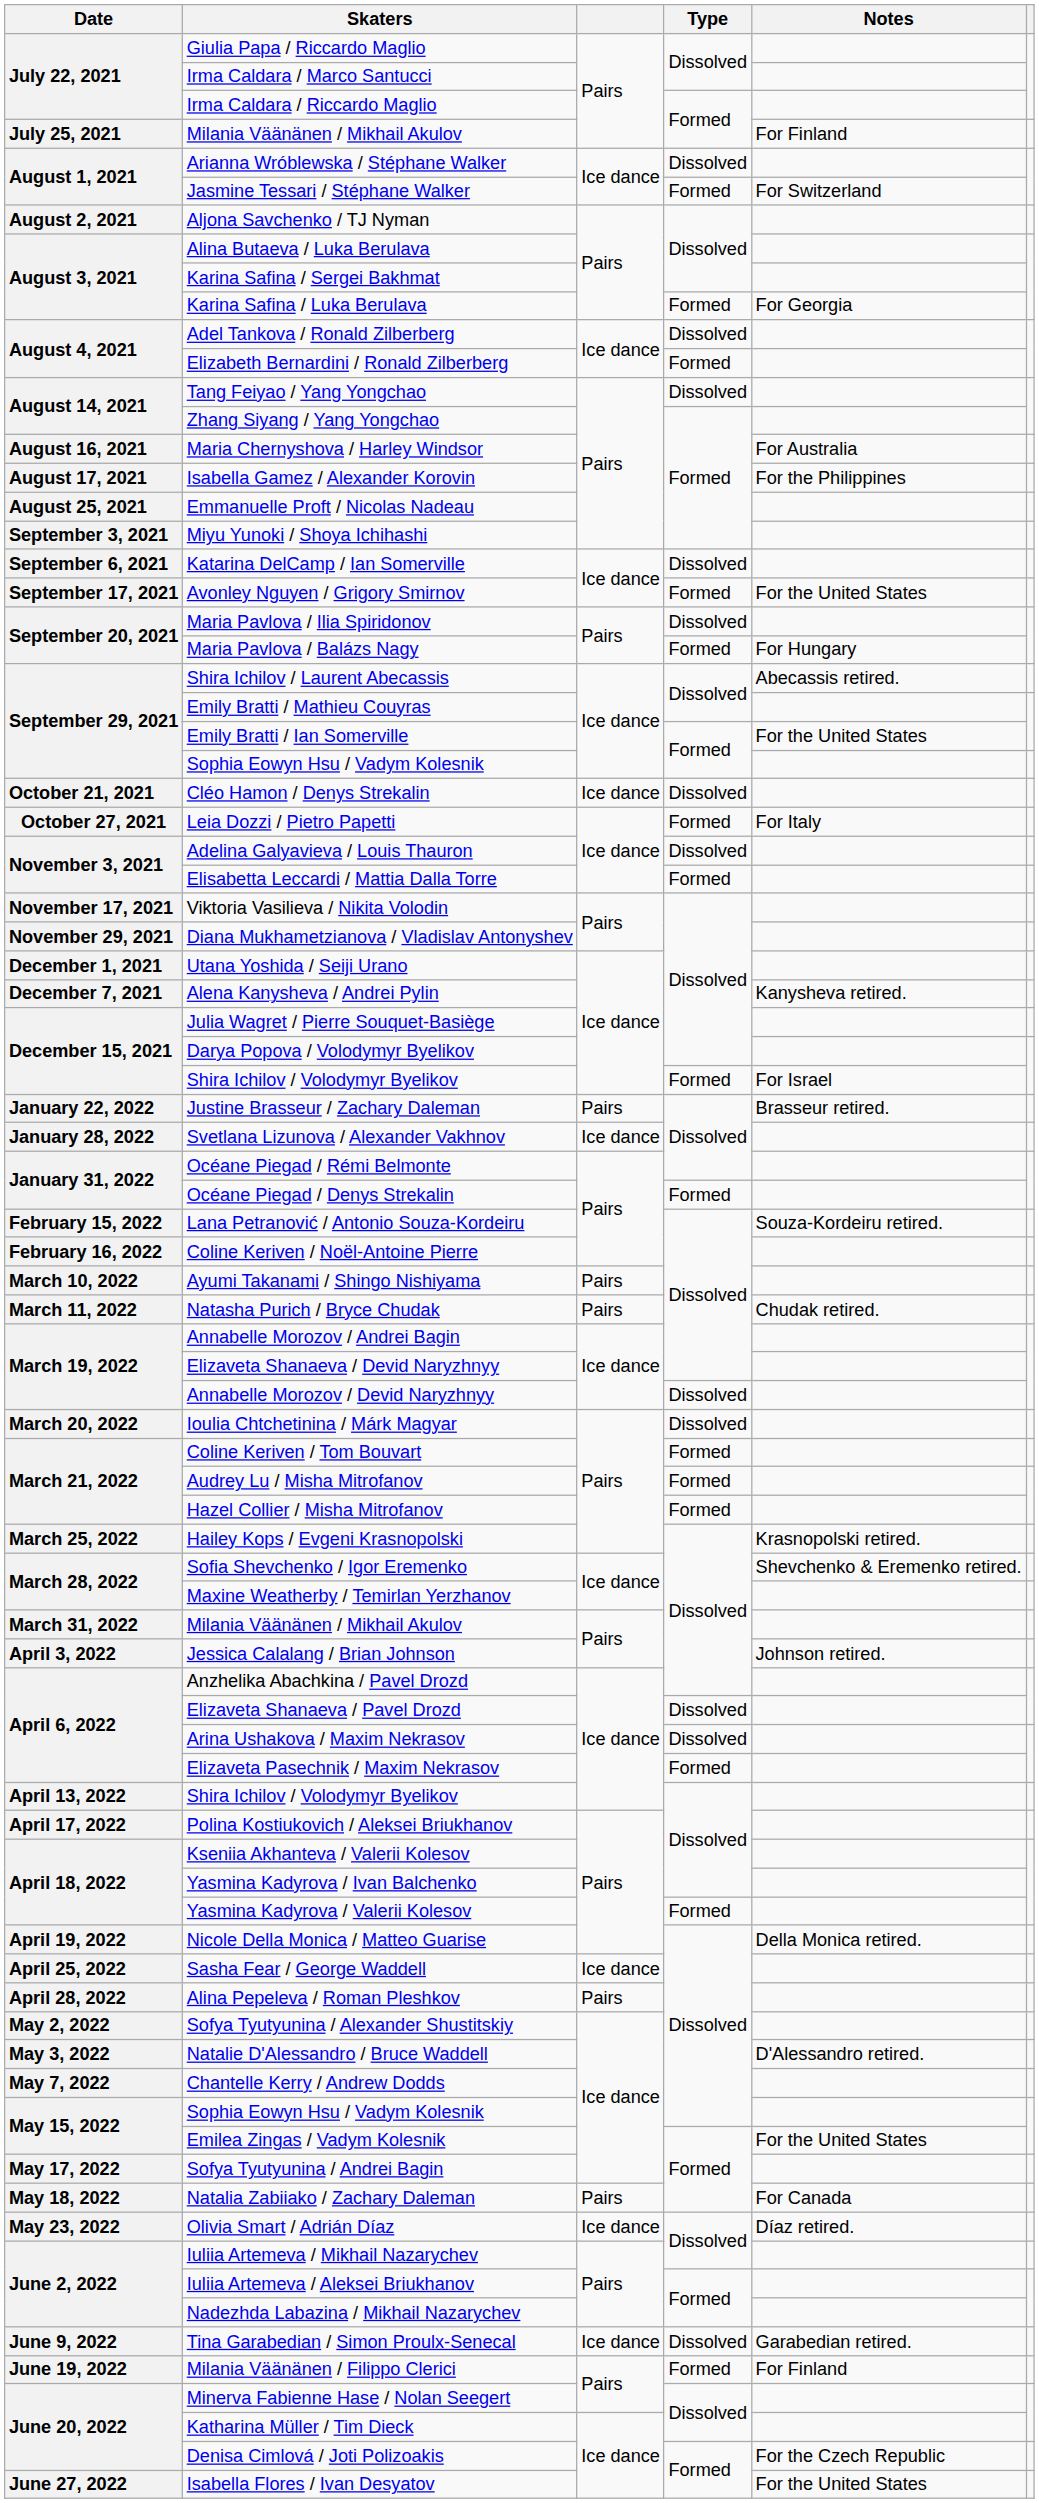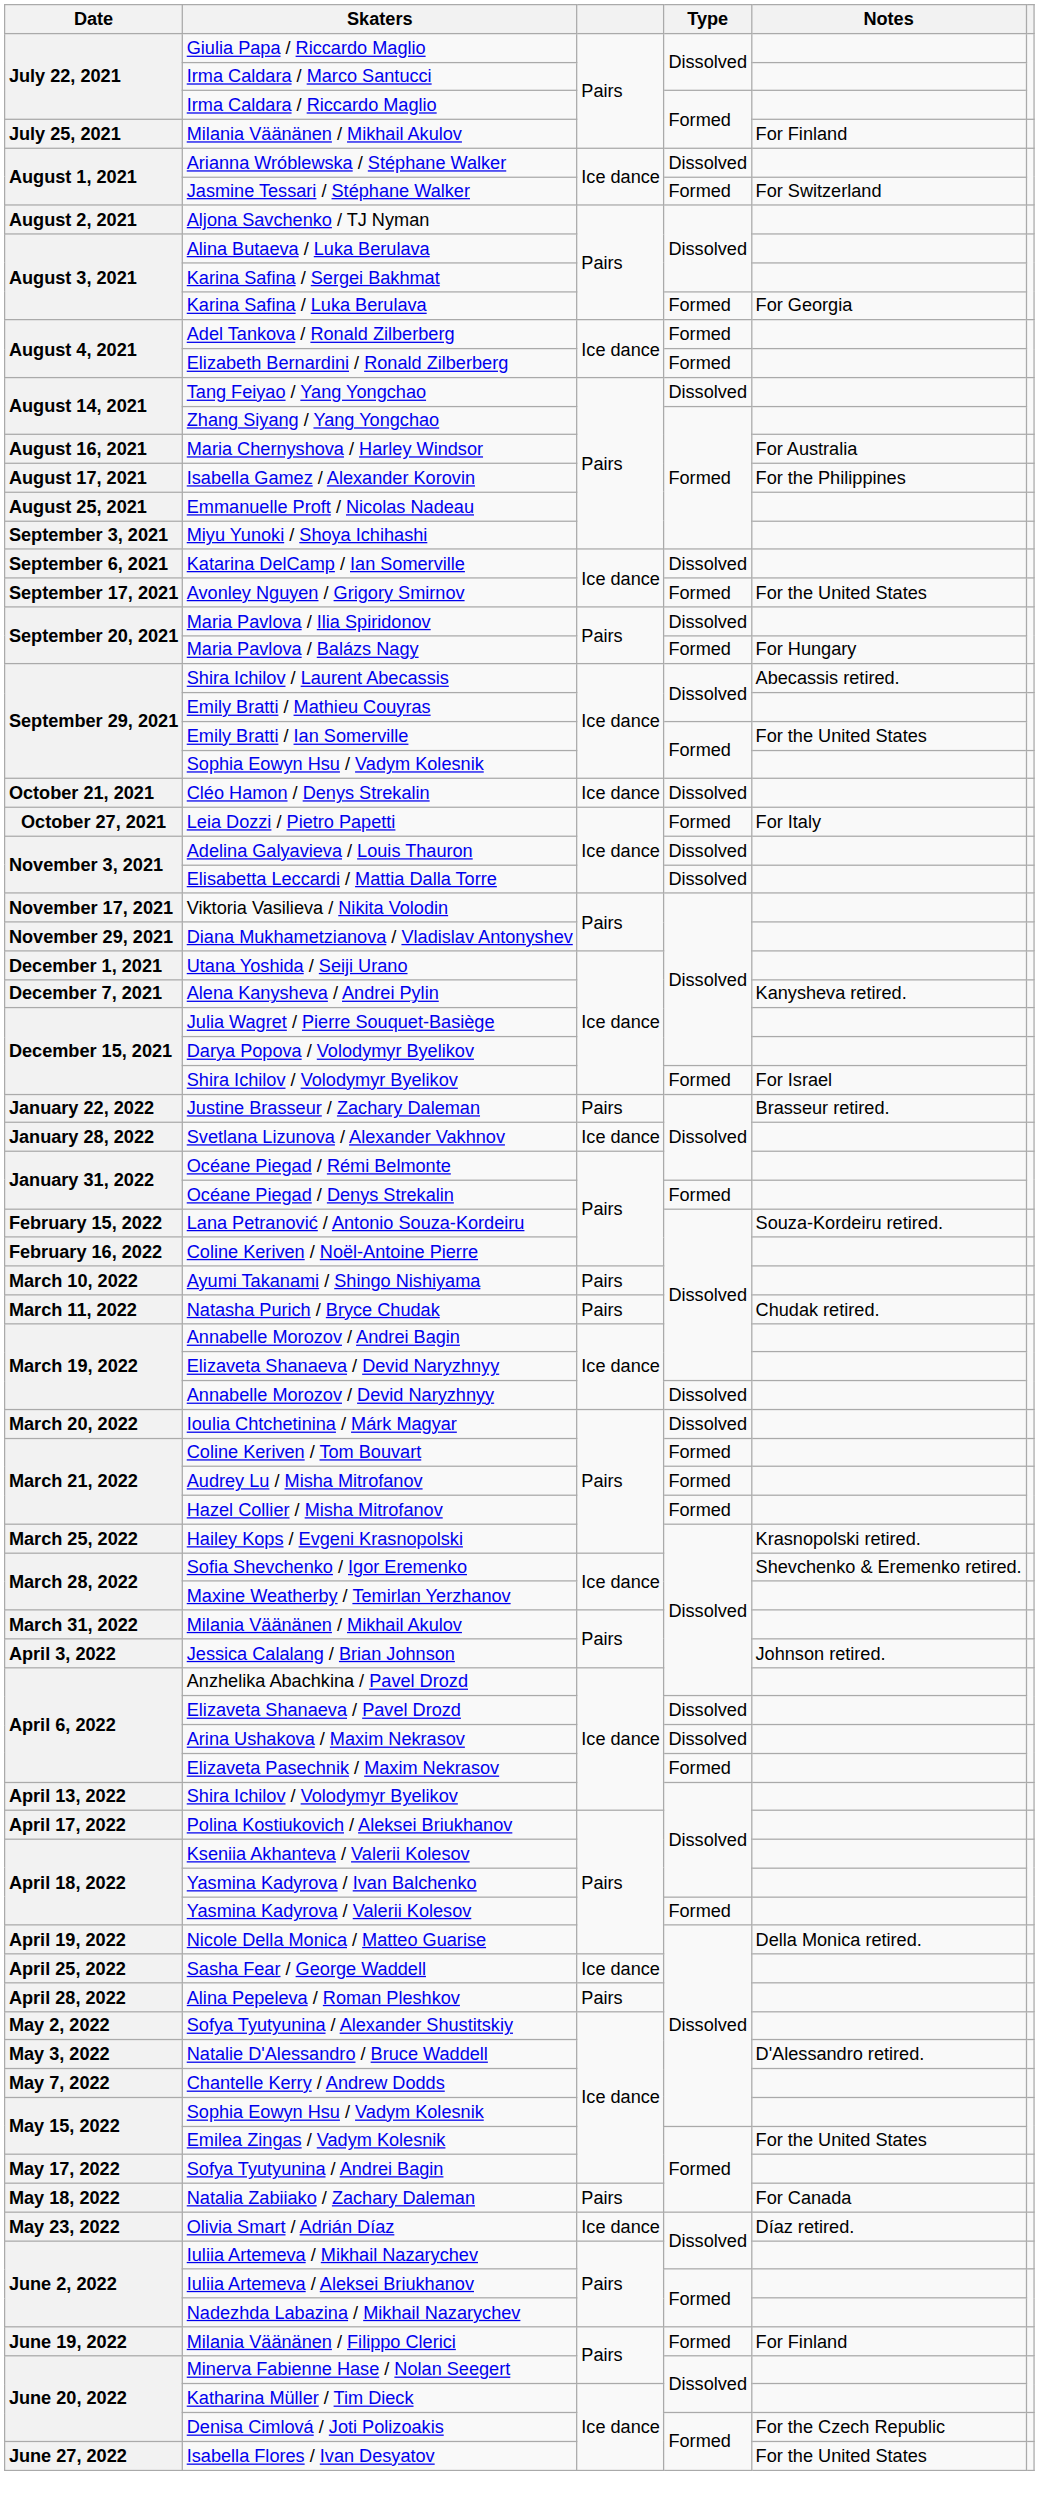(708, 335) Dissolved -> (700, 335) Formed
(700, 879) Formed -> (708, 879) Dissolved
- row: (63, 2341)
